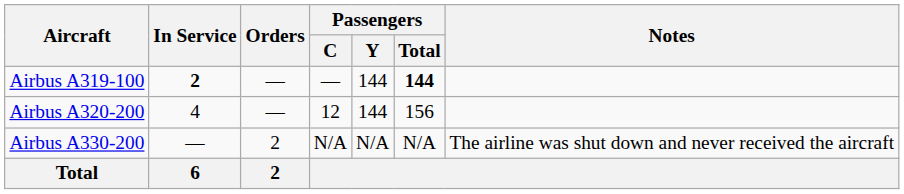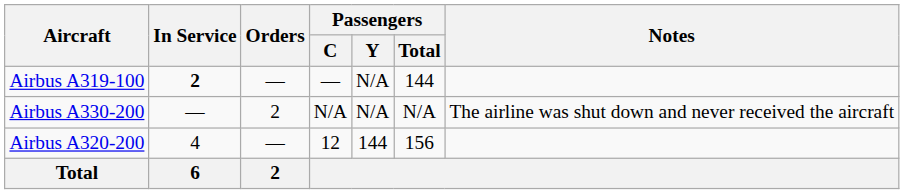(373, 81) 144 -> (373, 81) N/A
(419, 81) bold -> (419, 81) normal
rows swapped: (77, 111) <-> (77, 142)
